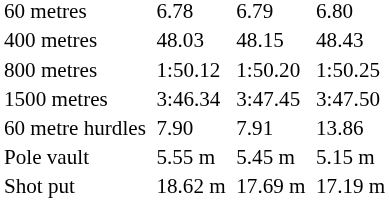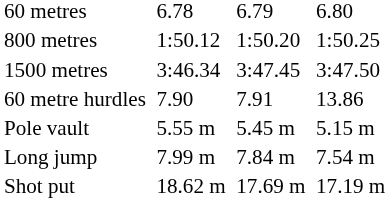- row: (51, 40)
+ row: (51, 156)
